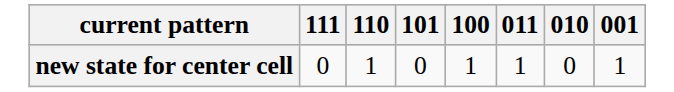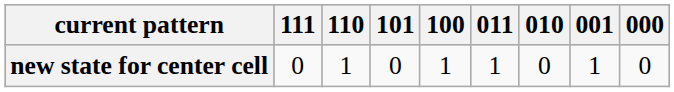+ column: (645, 24)
